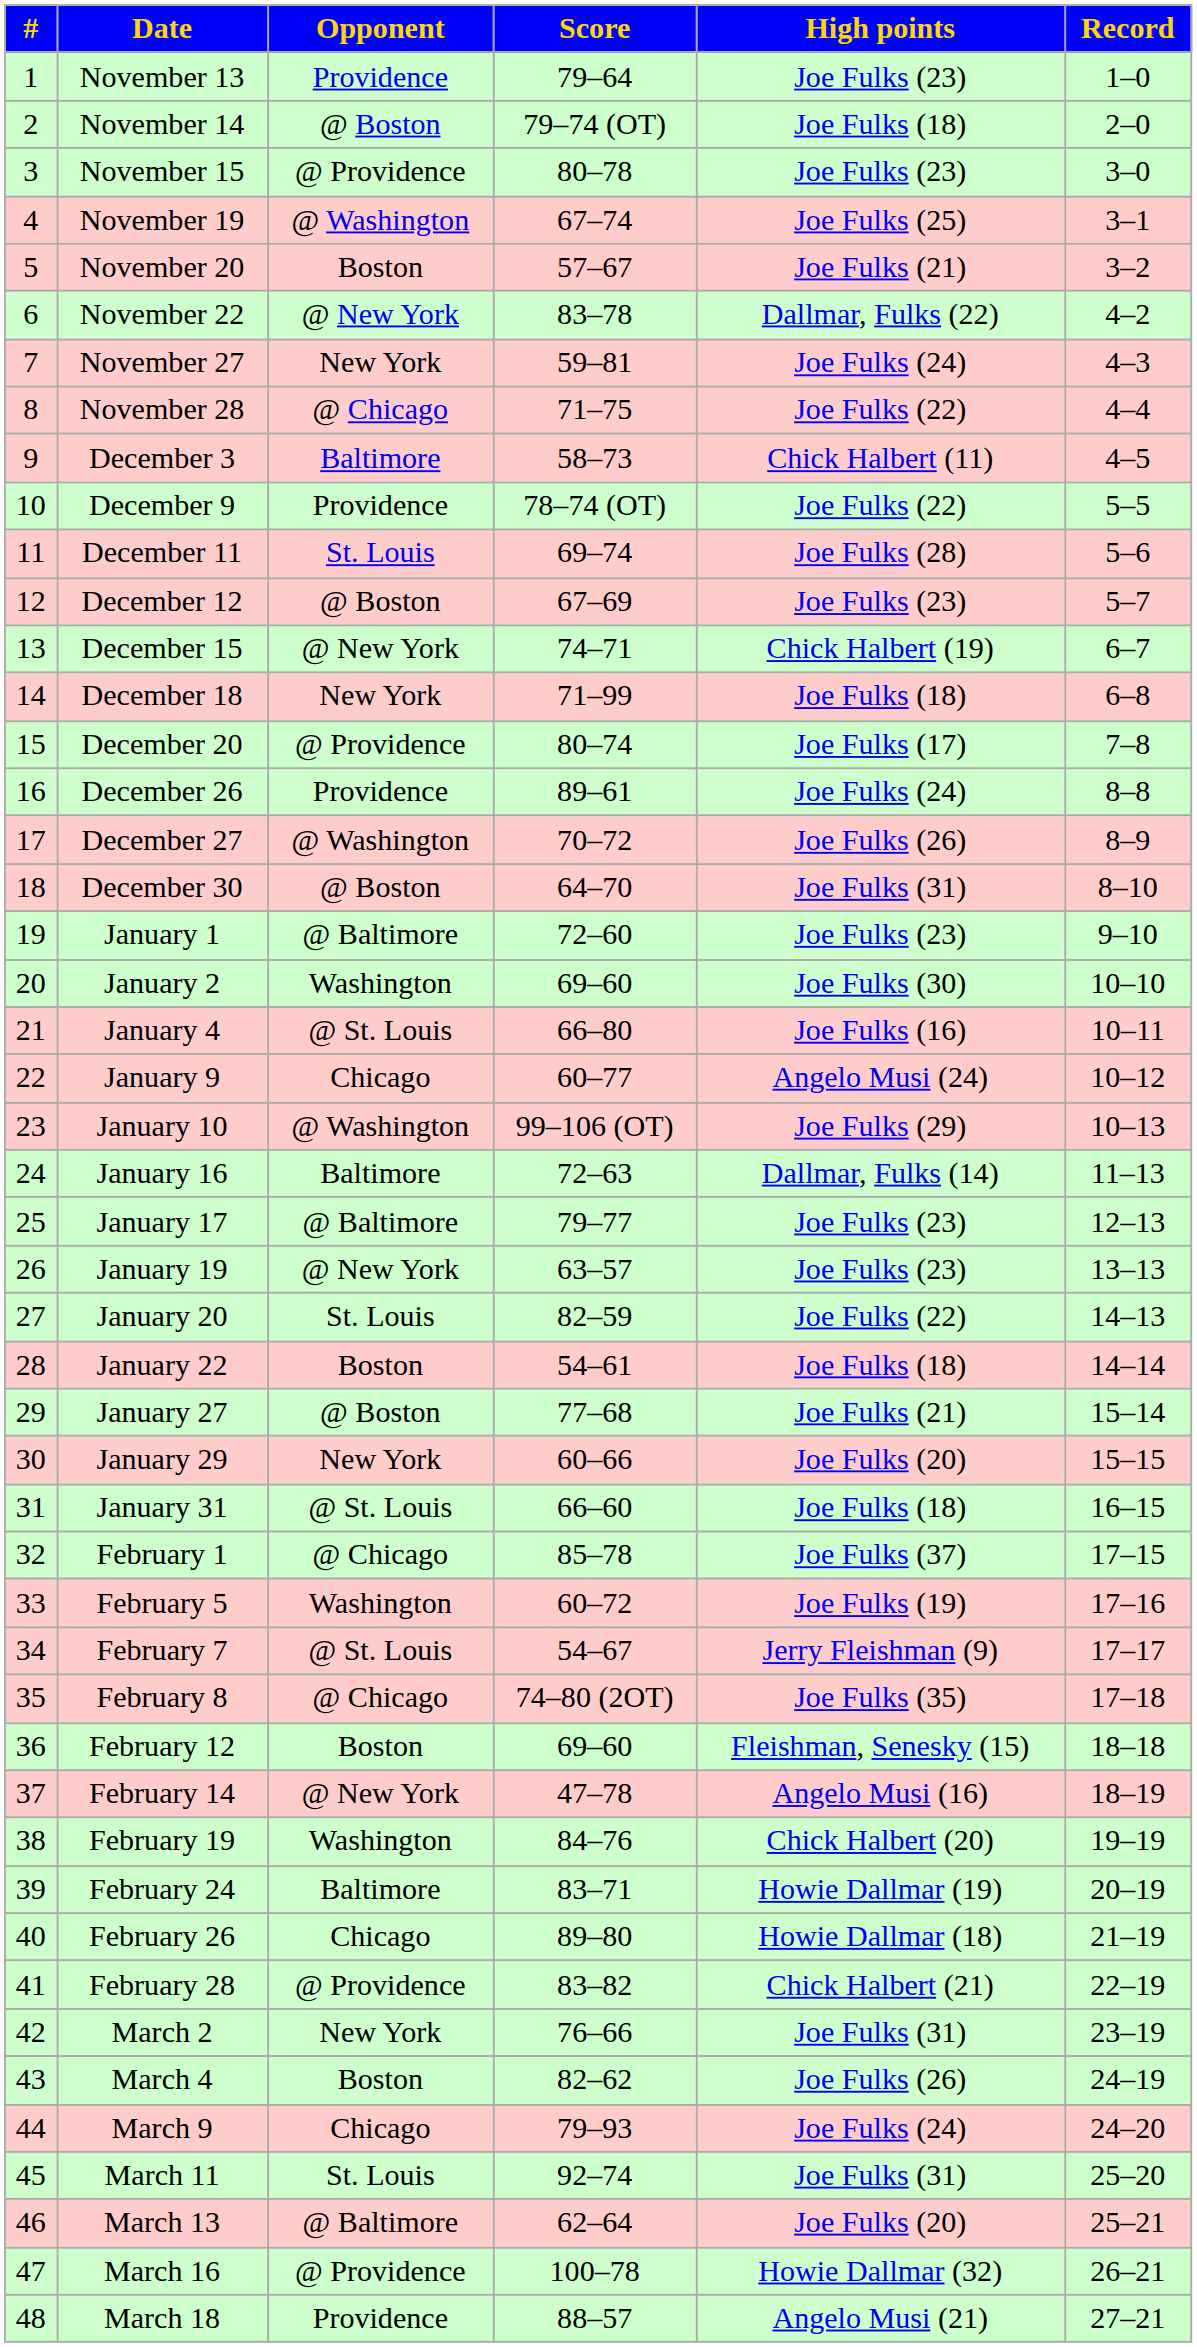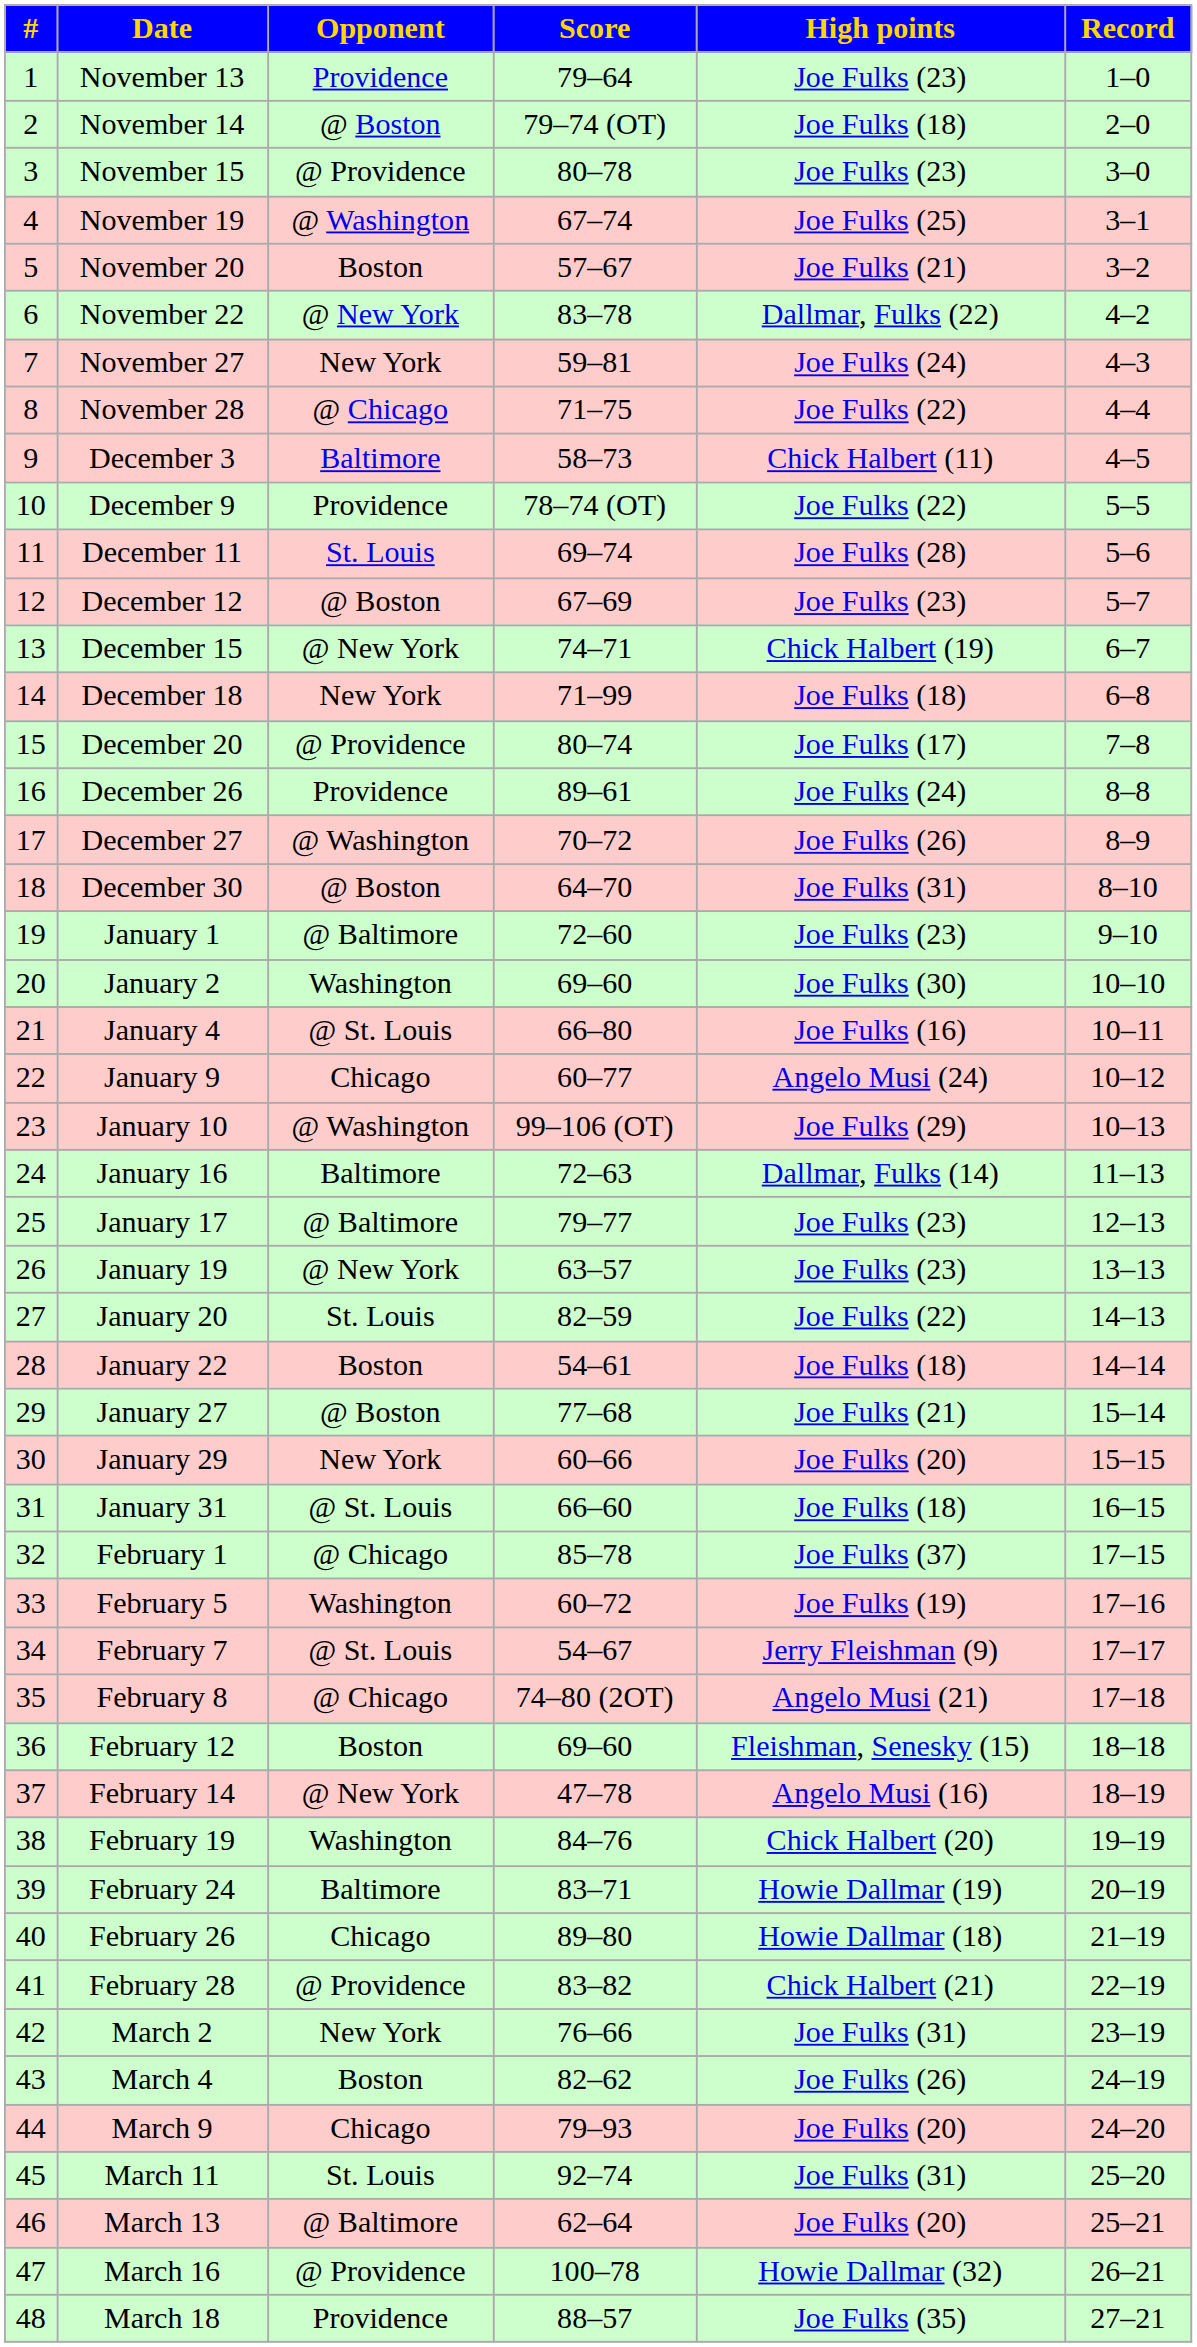(880, 1698) Joe Fulks (35) -> (880, 1698) Angelo Musi (21)
(880, 2127) Joe Fulks (24) -> (880, 2127) Joe Fulks (20)
(880, 2318) Angelo Musi (21) -> (880, 2318) Joe Fulks (35)
